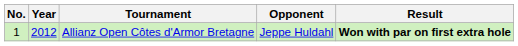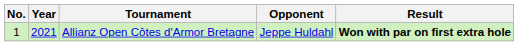(44, 32) 2012 -> (44, 32) 2021
